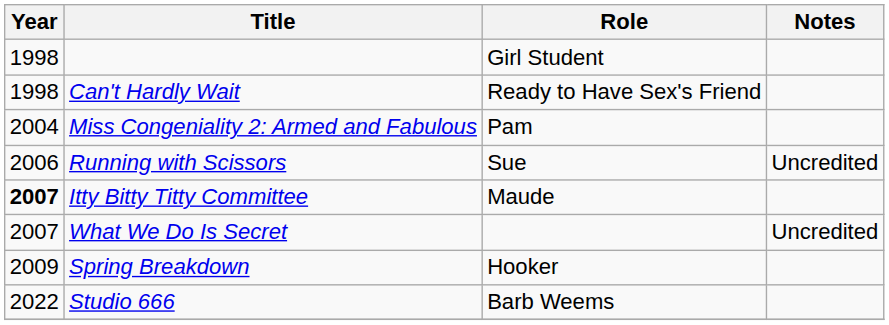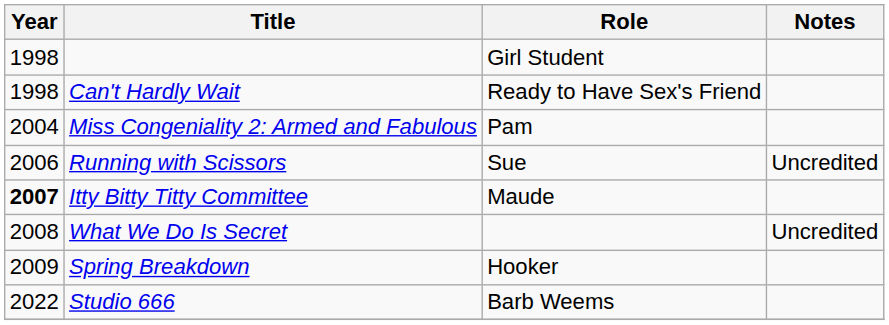(34, 232) 2007 -> (34, 232) 2008
